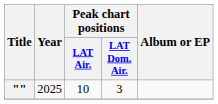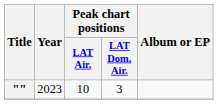(50, 89) 2025 -> (50, 89) 2023
